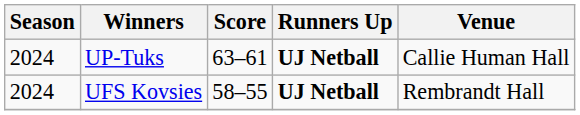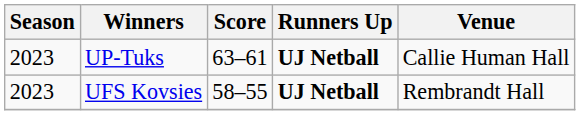(32, 57) 2024 -> (32, 57) 2023
(32, 92) 2024 -> (32, 92) 2023
